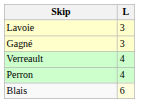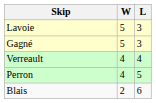+ column: (126, 12)
(122, 75) 4 -> (139, 75) 5
(122, 91) lightyellow background -> (139, 91) no background
